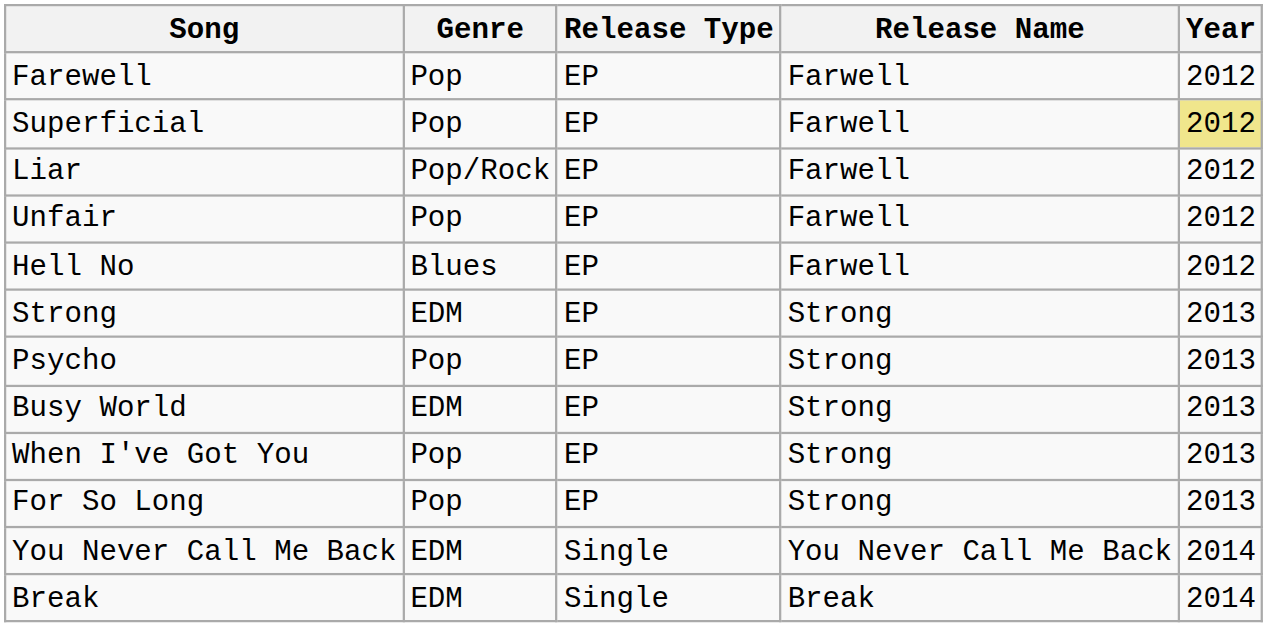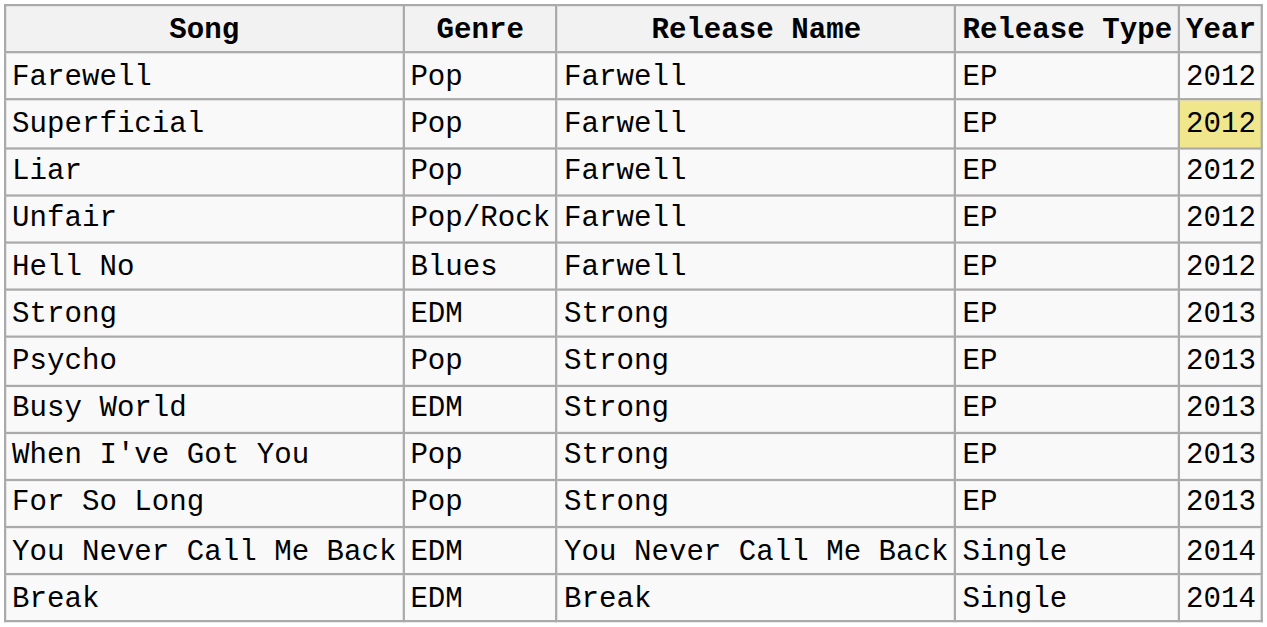columns swapped: (669, 29) <-> (980, 29)
(480, 171) Pop/Rock -> (437, 171) Pop
(437, 219) Pop -> (480, 219) Pop/Rock
